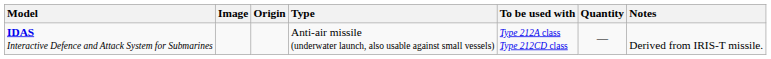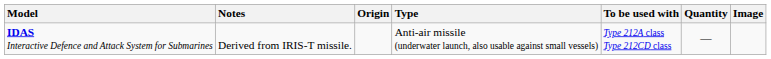columns swapped: (233, 13) <-> (643, 13)
